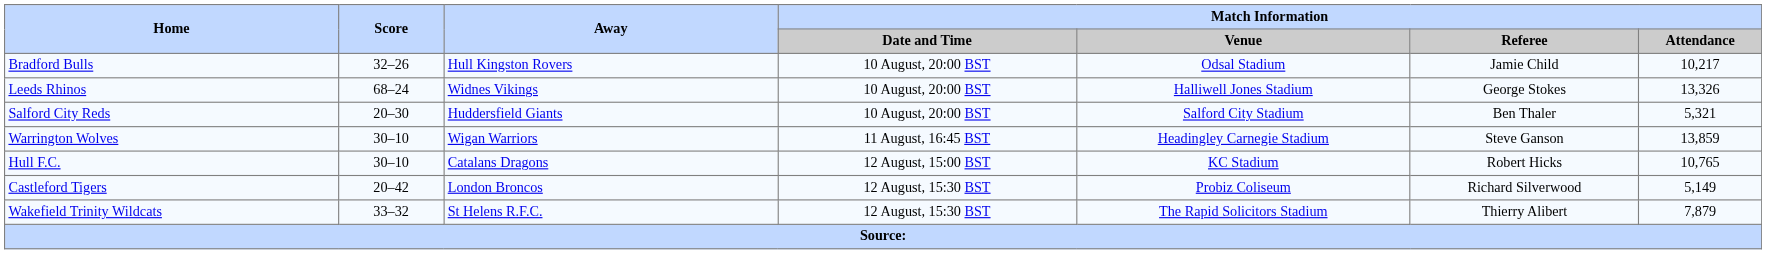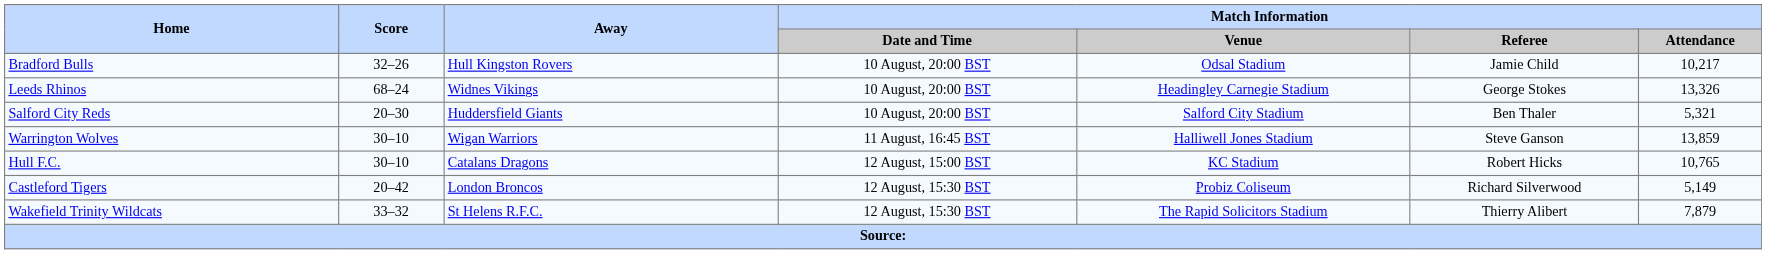(1243, 89) Halliwell Jones Stadium -> (1243, 89) Headingley Carnegie Stadium
(1243, 138) Headingley Carnegie Stadium -> (1243, 138) Halliwell Jones Stadium
